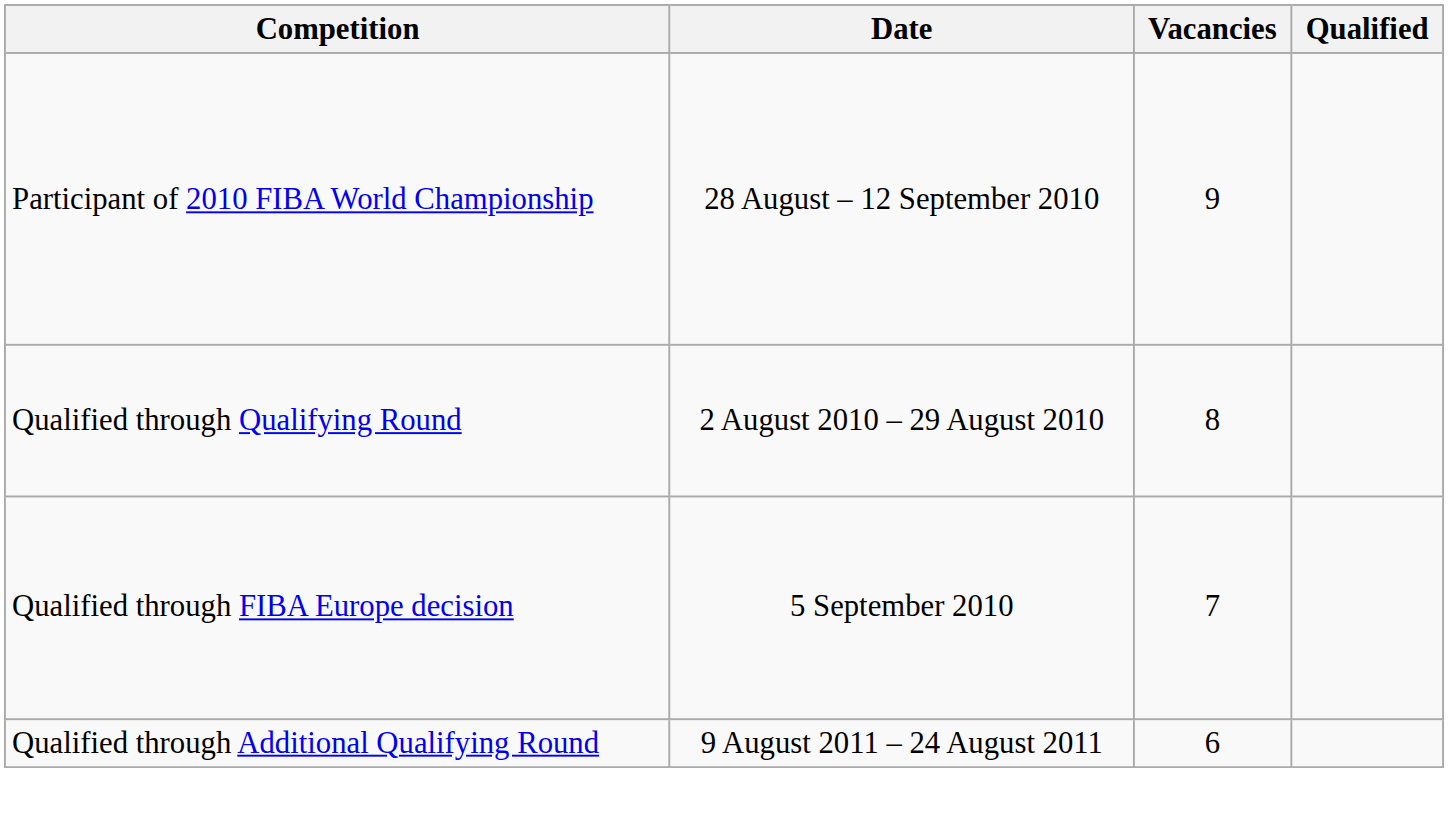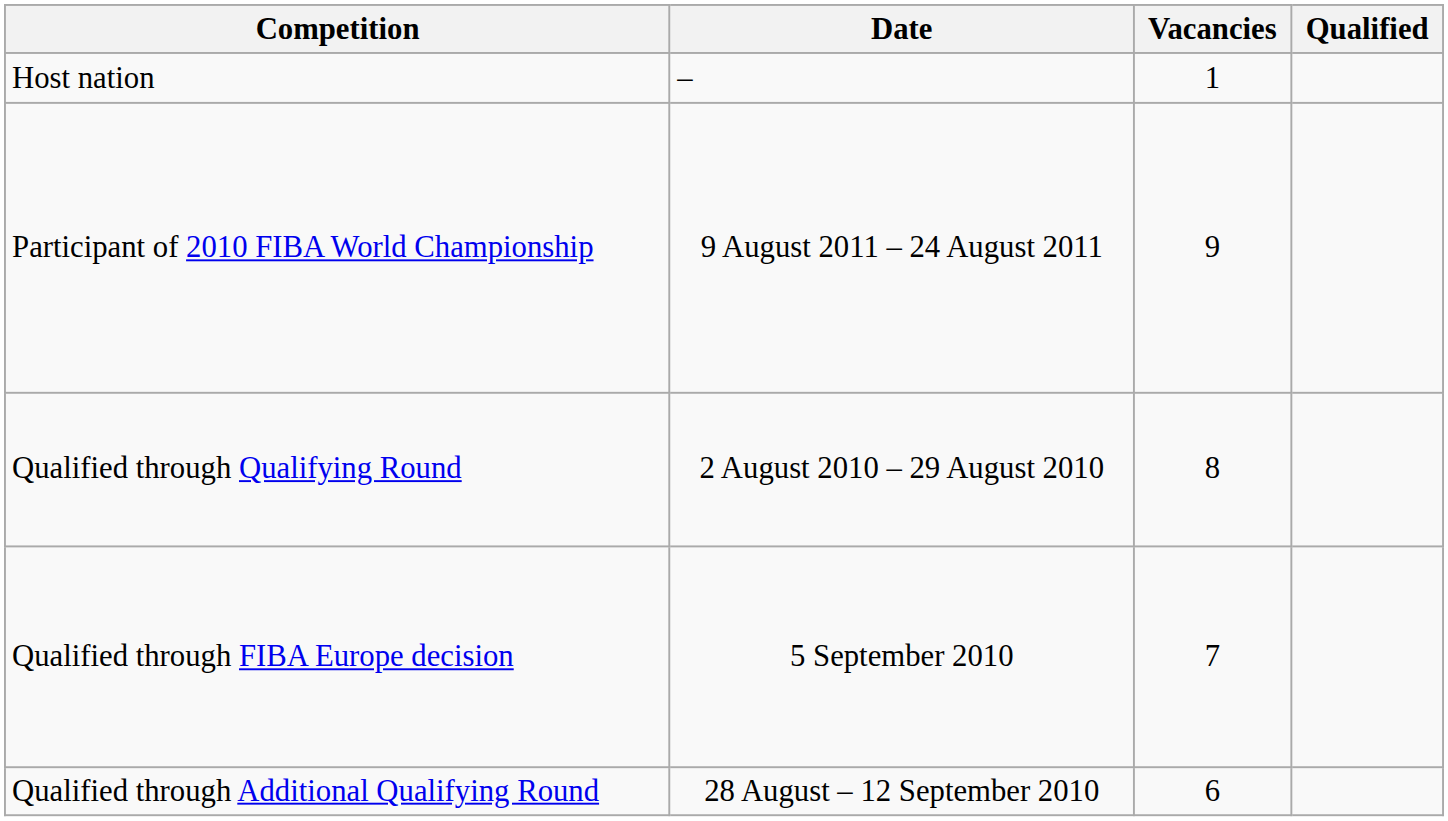+ row: (83, 77)
(902, 198) 28 August – 12 September 2010 -> (902, 247) 9 August 2011 – 24 August 2011
(902, 742) 9 August 2011 – 24 August 2011 -> (902, 790) 28 August – 12 September 2010
